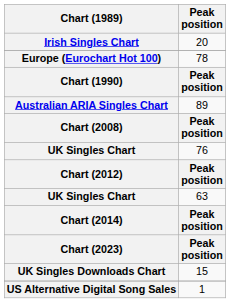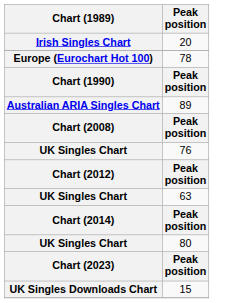+ row: (185, 243)
- row: (202, 289)
